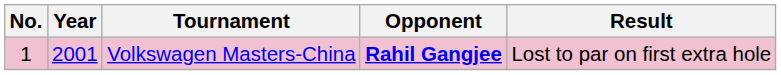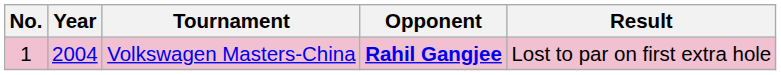(75, 54) 2001 -> (75, 54) 2004
